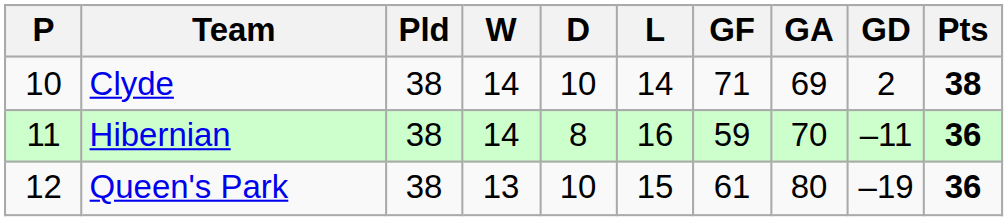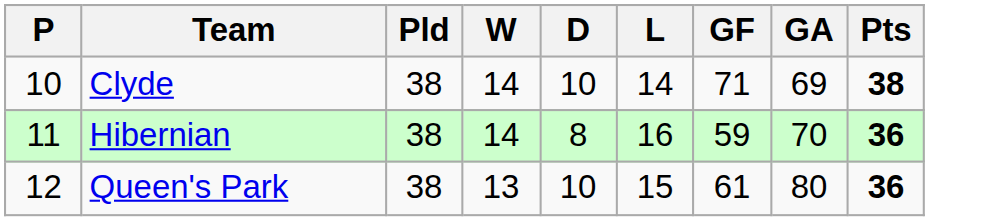- column: (886, 30)
